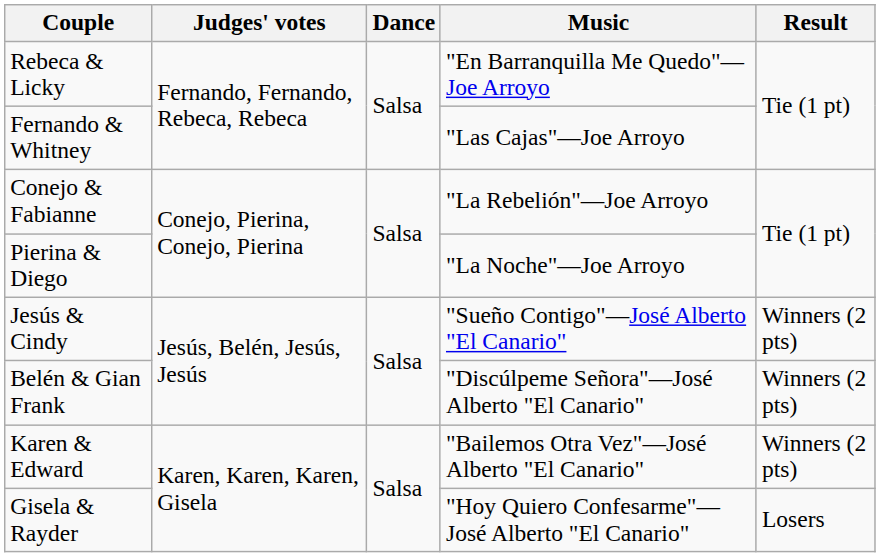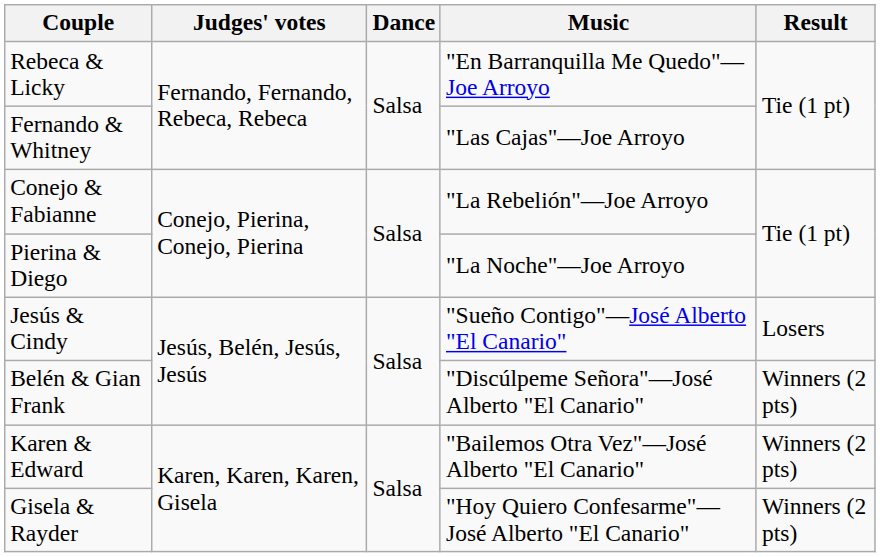(814, 328) Winners (2 pts) -> (793, 328) Losers
(793, 520) Losers -> (814, 520) Winners (2 pts)
